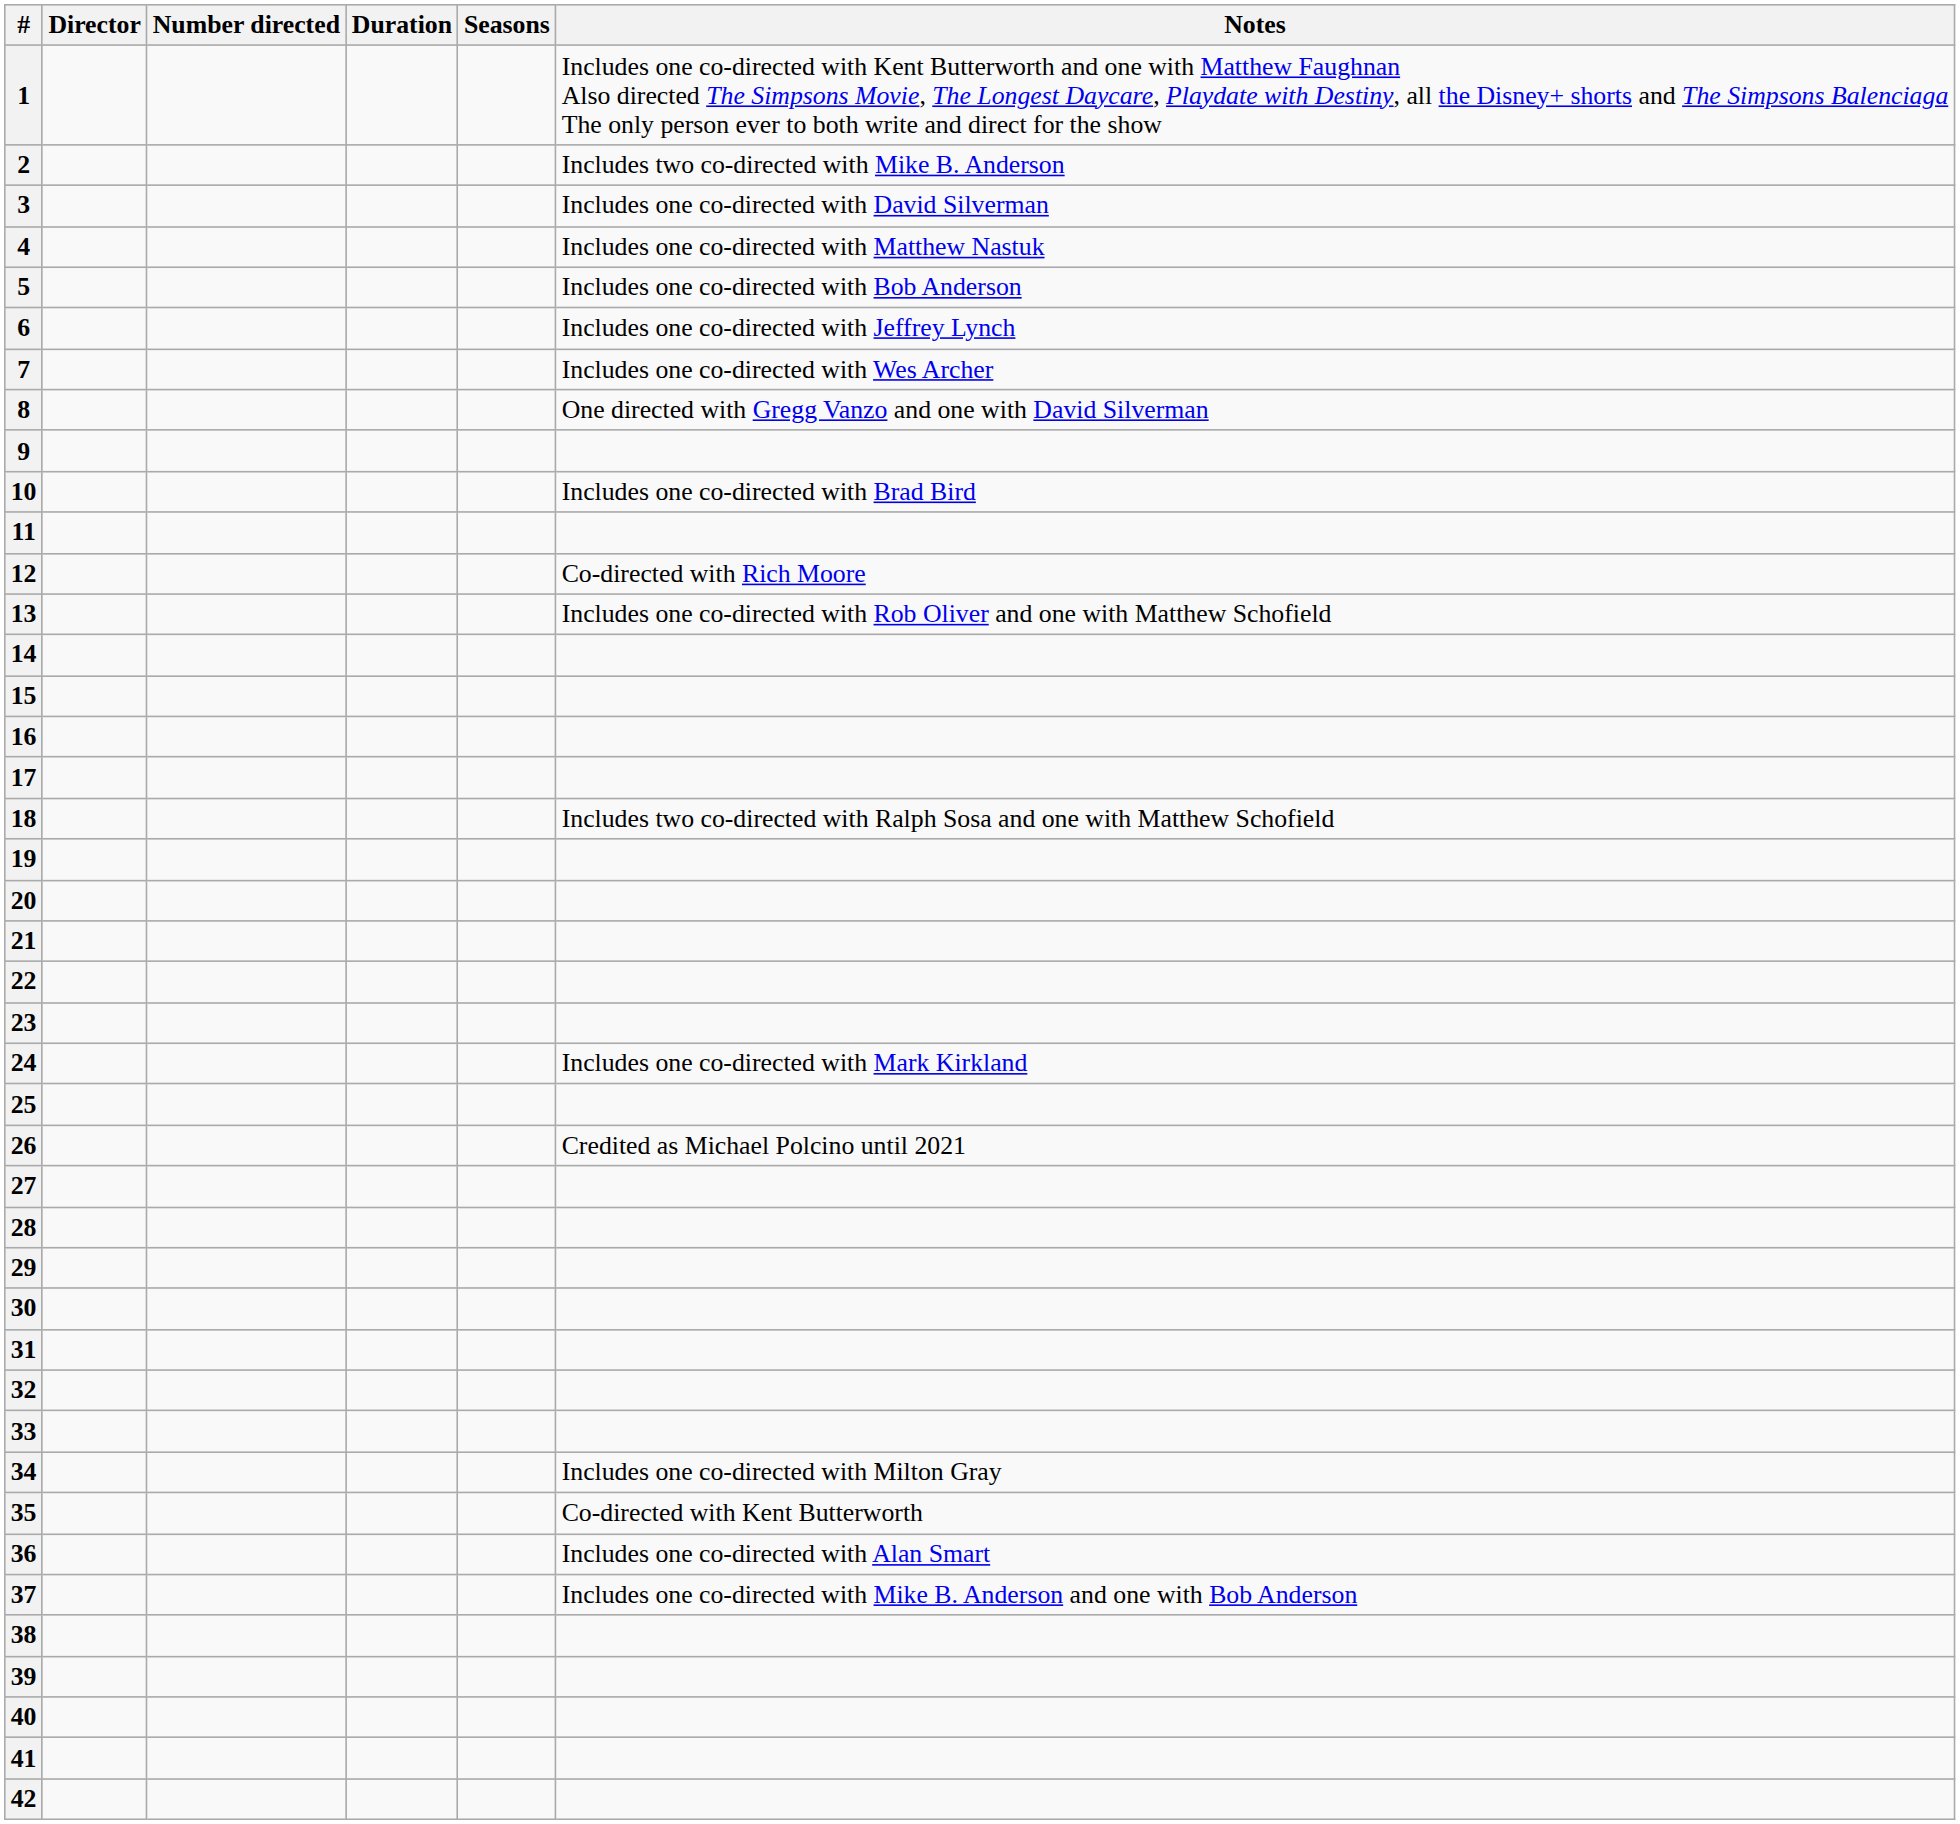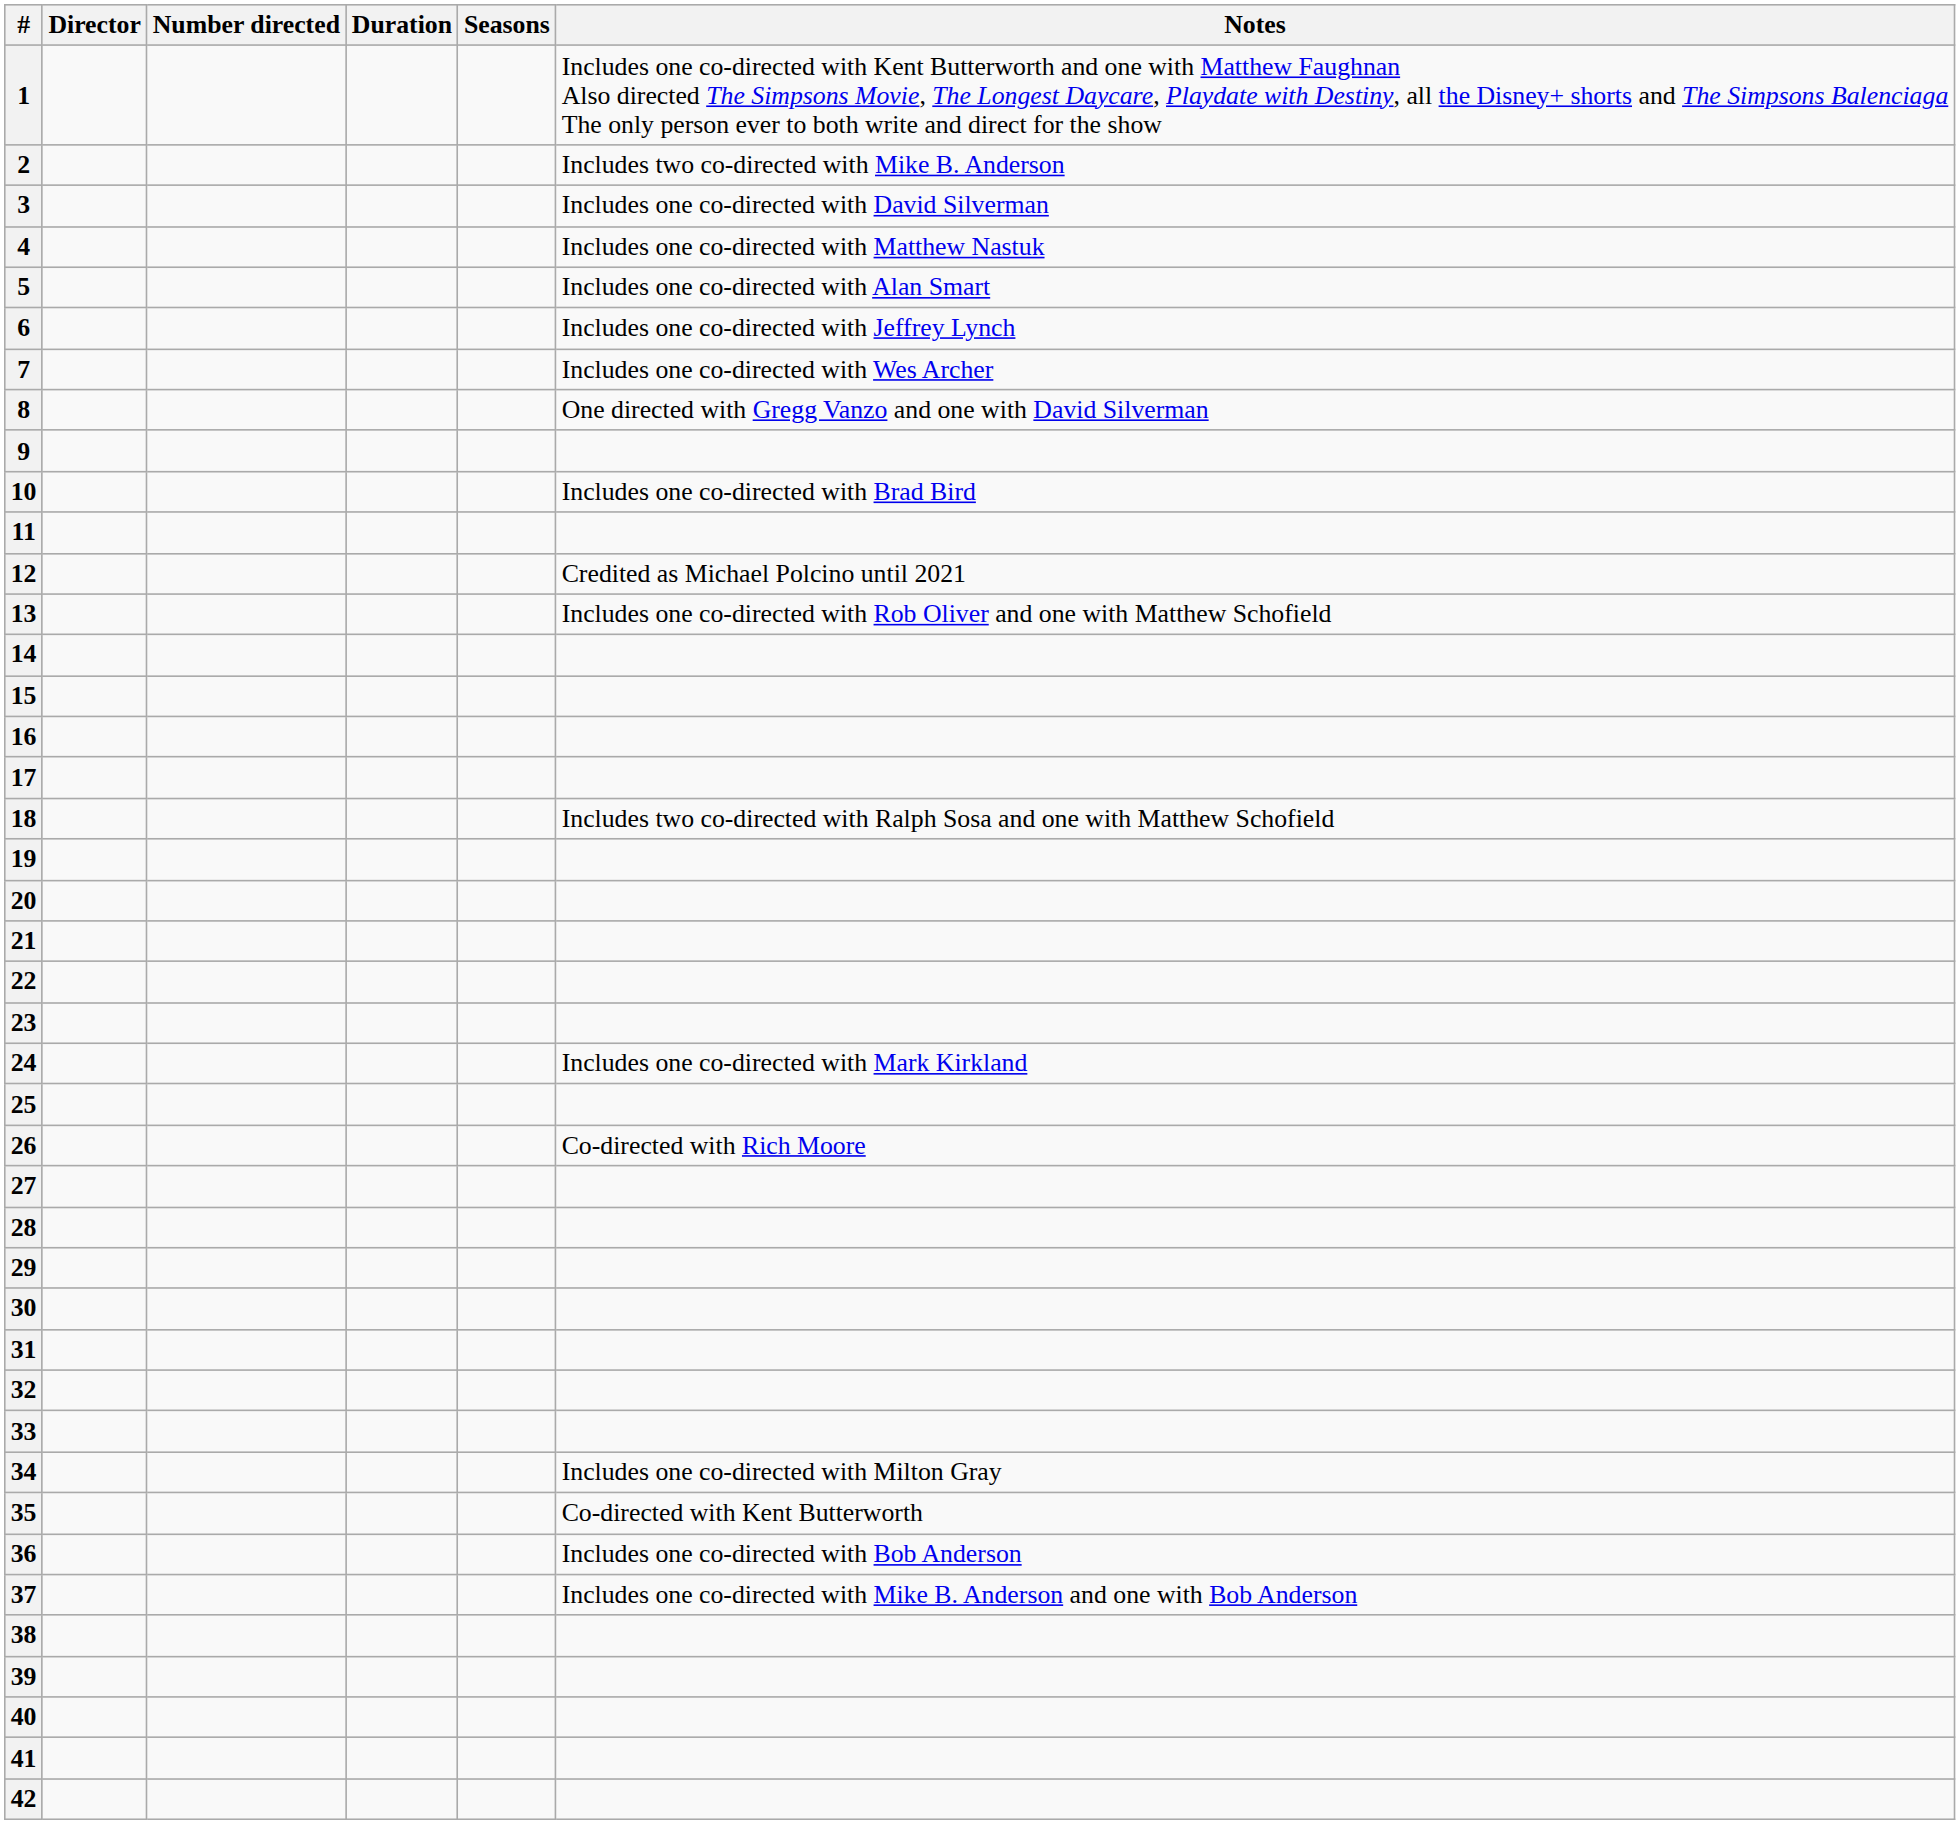(792, 287) Includes one co-directed with Bob Anderson -> (776, 287) Includes one co-directed with Alan Smart
(714, 573) Co-directed with Rich Moore -> (764, 573) Credited as Michael Polcino until 2021
(764, 1145) Credited as Michael Polcino until 2021 -> (714, 1145) Co-directed with Rich Moore
(776, 1553) Includes one co-directed with Alan Smart -> (792, 1553) Includes one co-directed with Bob Anderson
